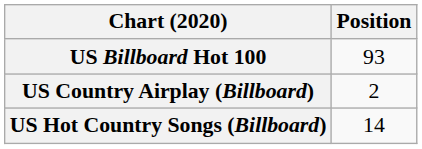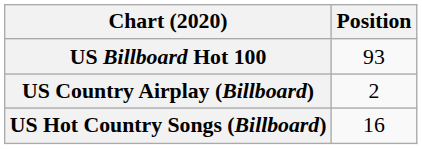(374, 125) 14 -> (374, 125) 16
